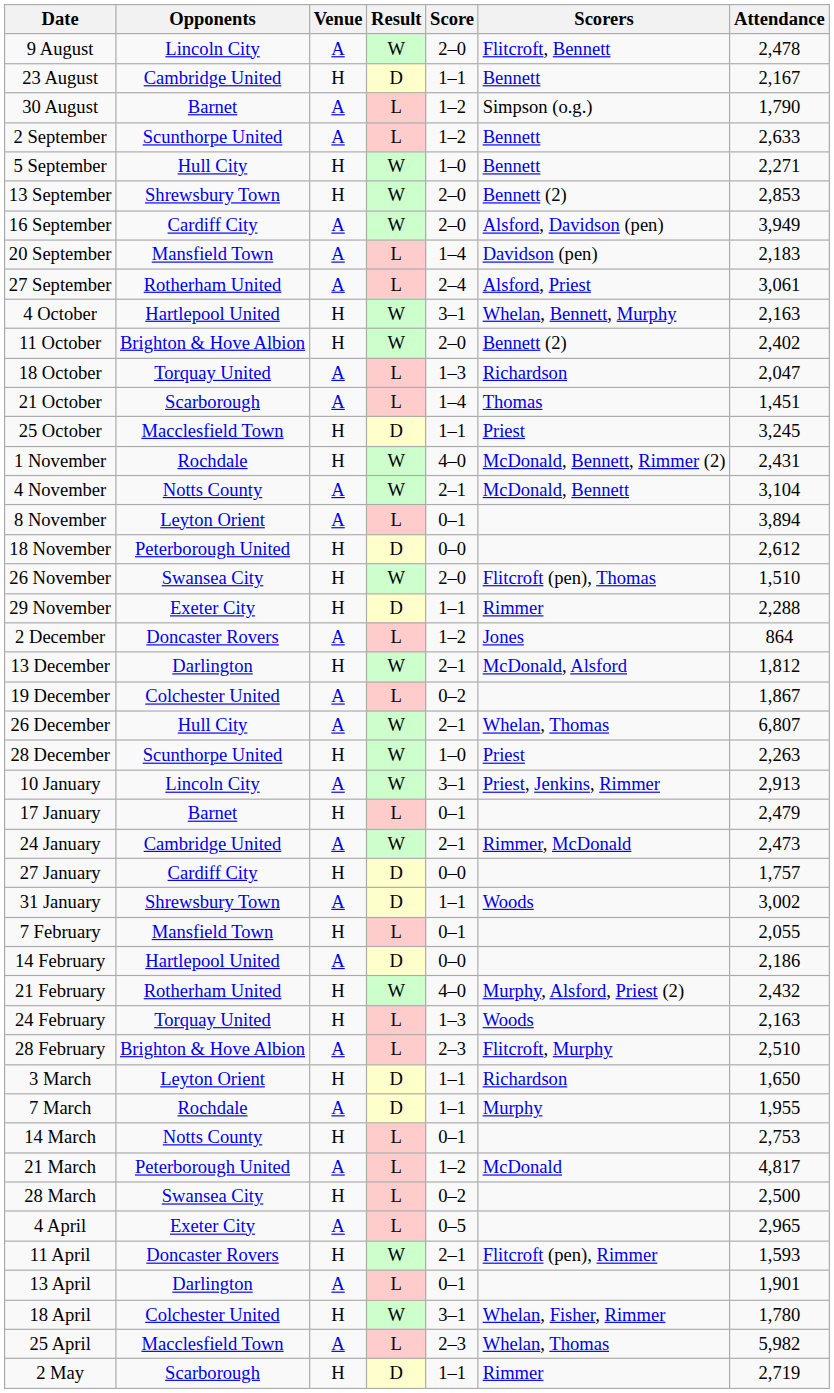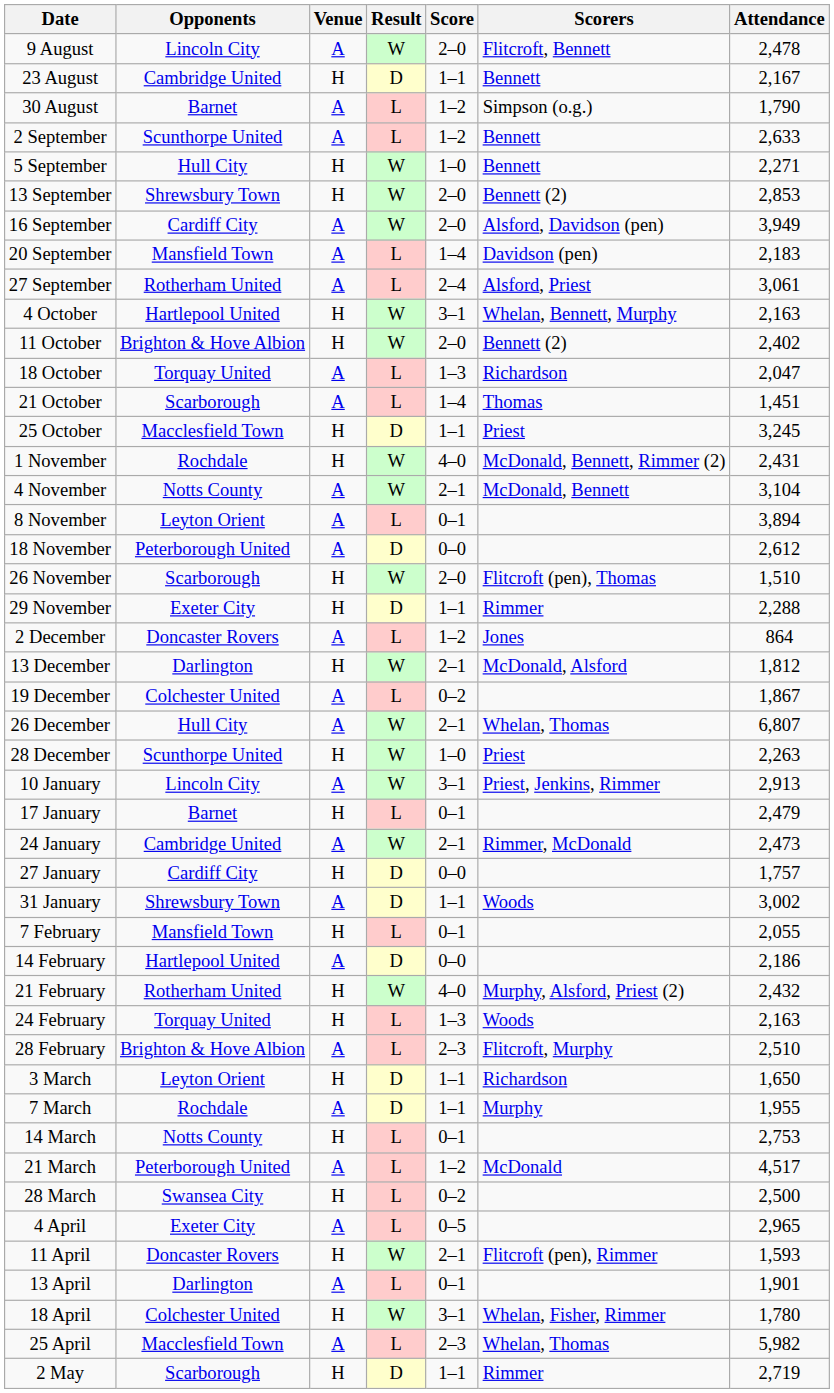(338, 549) H -> (338, 549) A
(213, 578) Swansea City -> (213, 578) Scarborough
(779, 1167) 4,817 -> (779, 1167) 4,517
